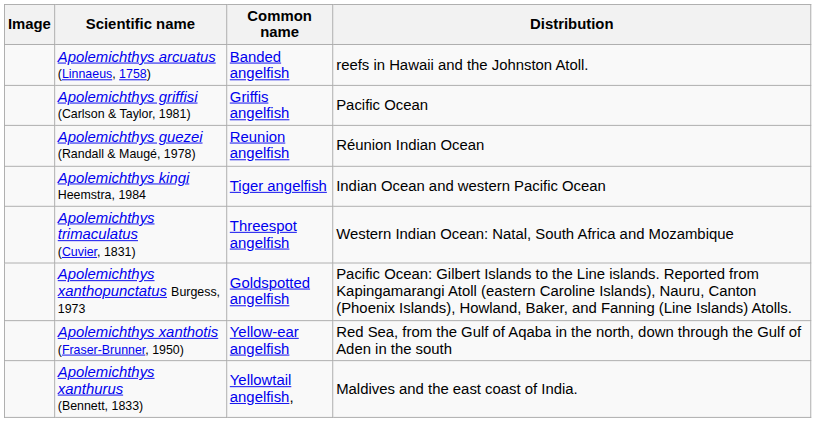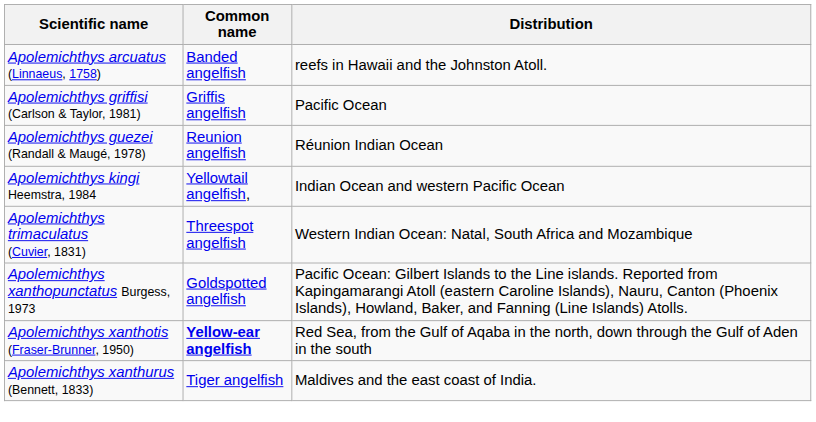- column: (29, 24)
(278, 186) Tiger angelfish -> (218, 186) Yellowtail angelfish,
(264, 340) normal -> (223, 340) bold
(262, 389) Yellowtail angelfish, -> (235, 380) Tiger angelfish
